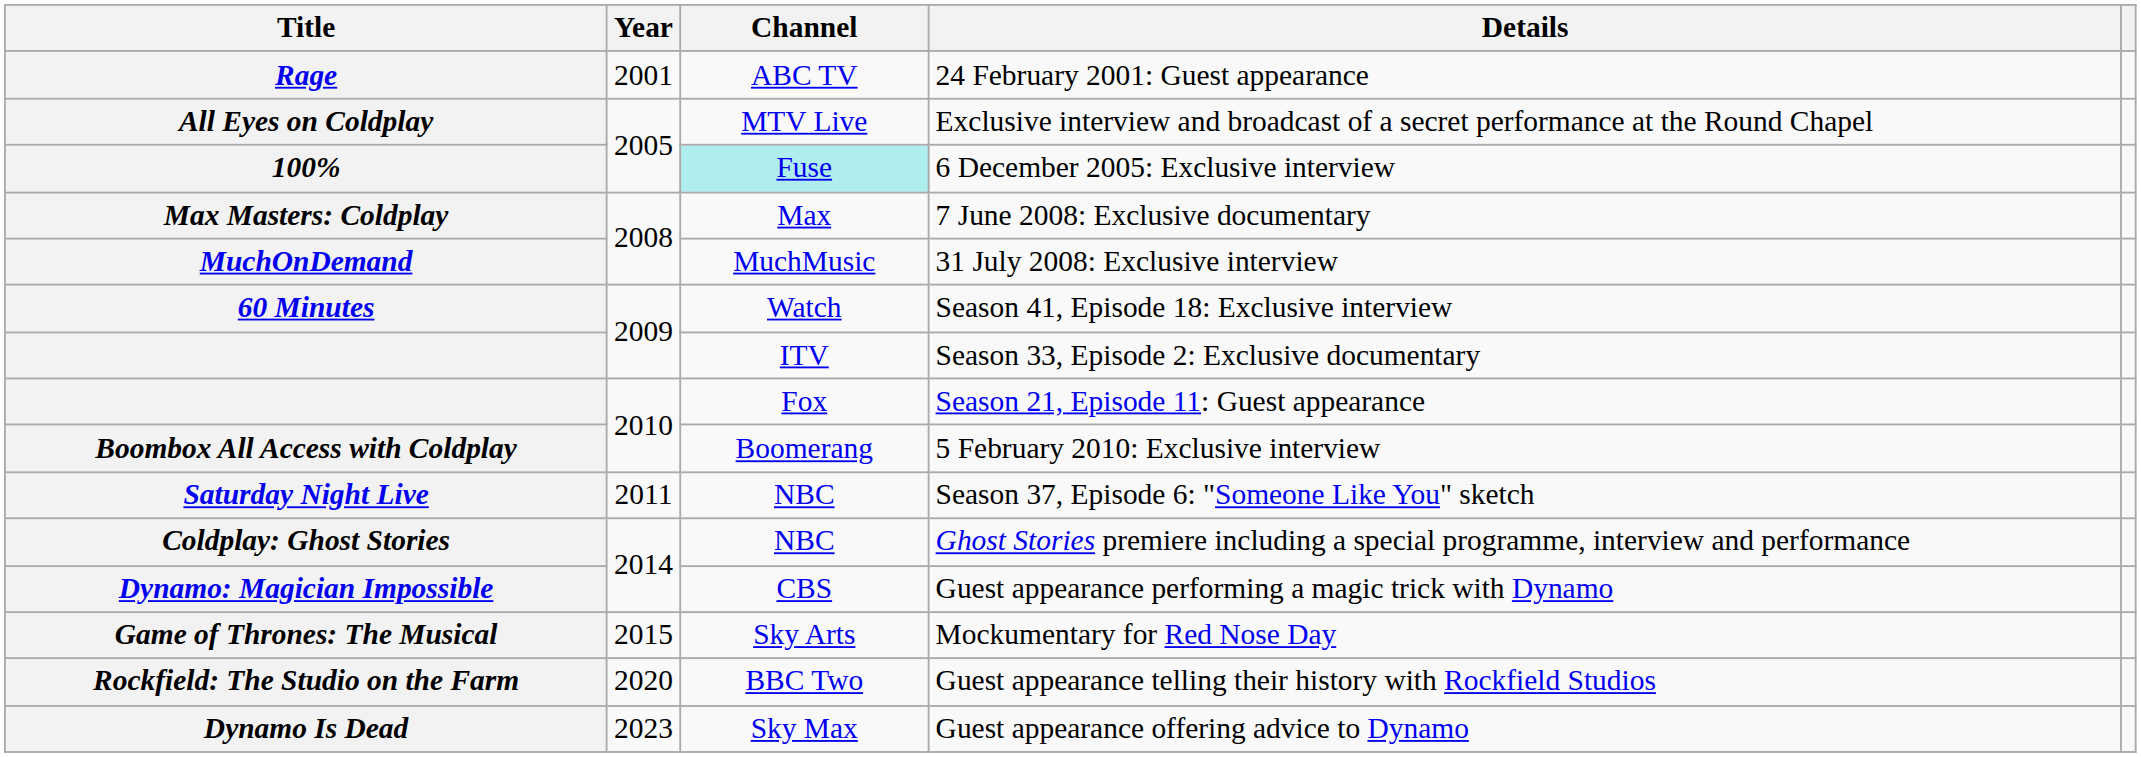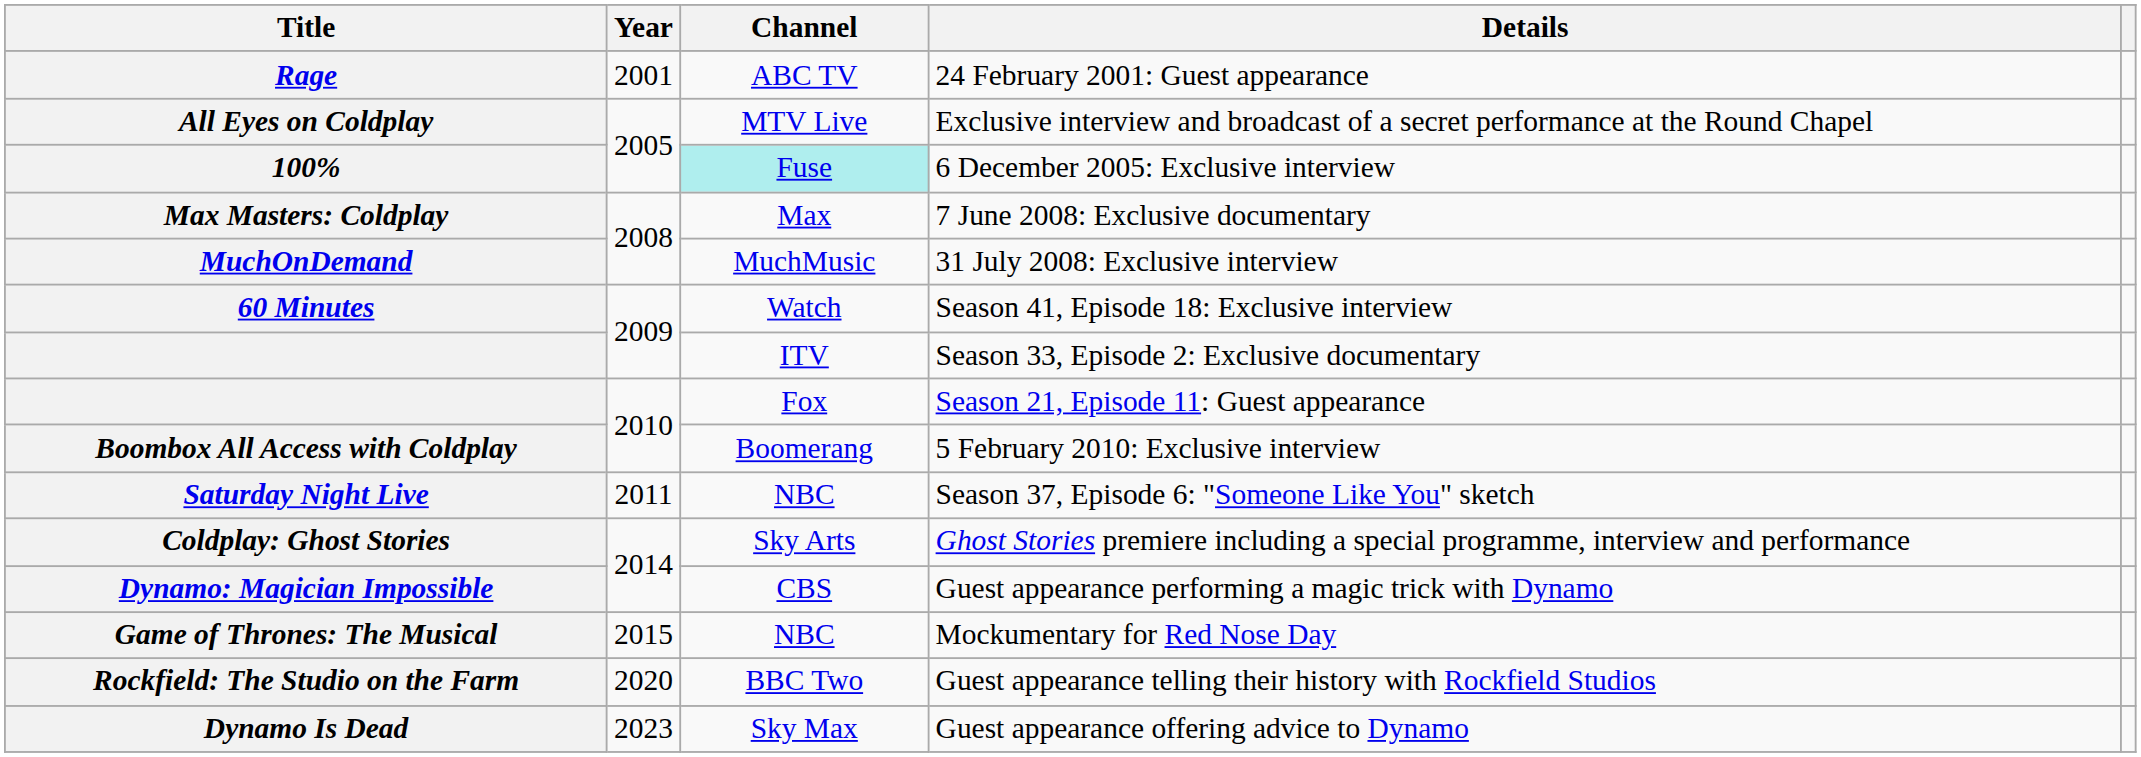(804, 541) NBC -> (804, 541) Sky Arts
(804, 634) Sky Arts -> (804, 634) NBC
